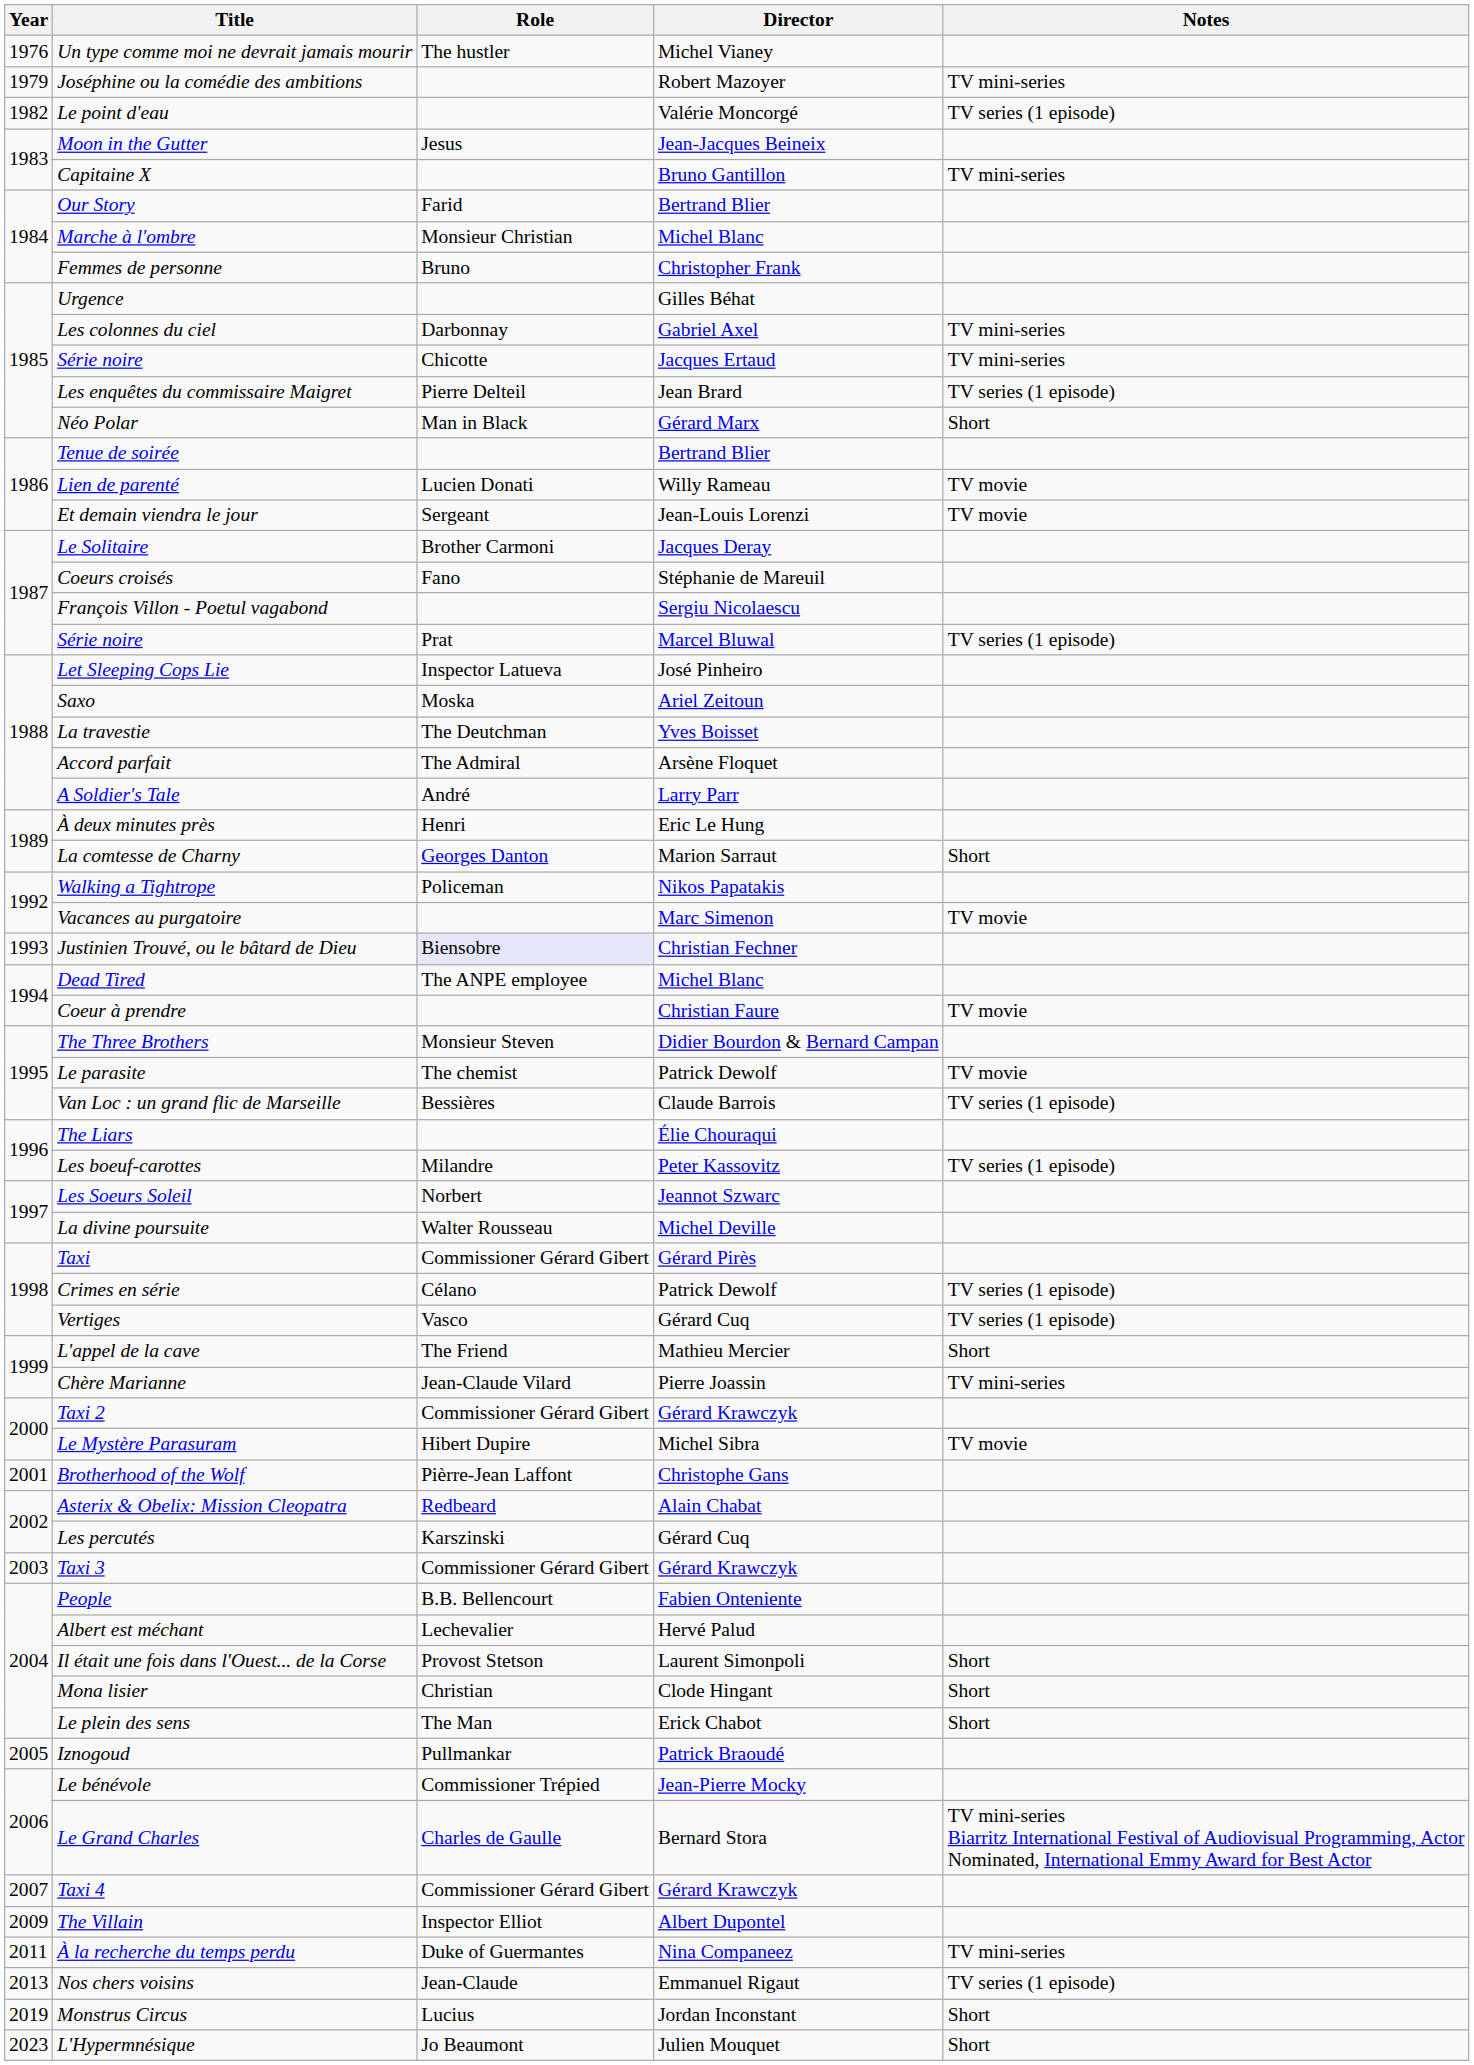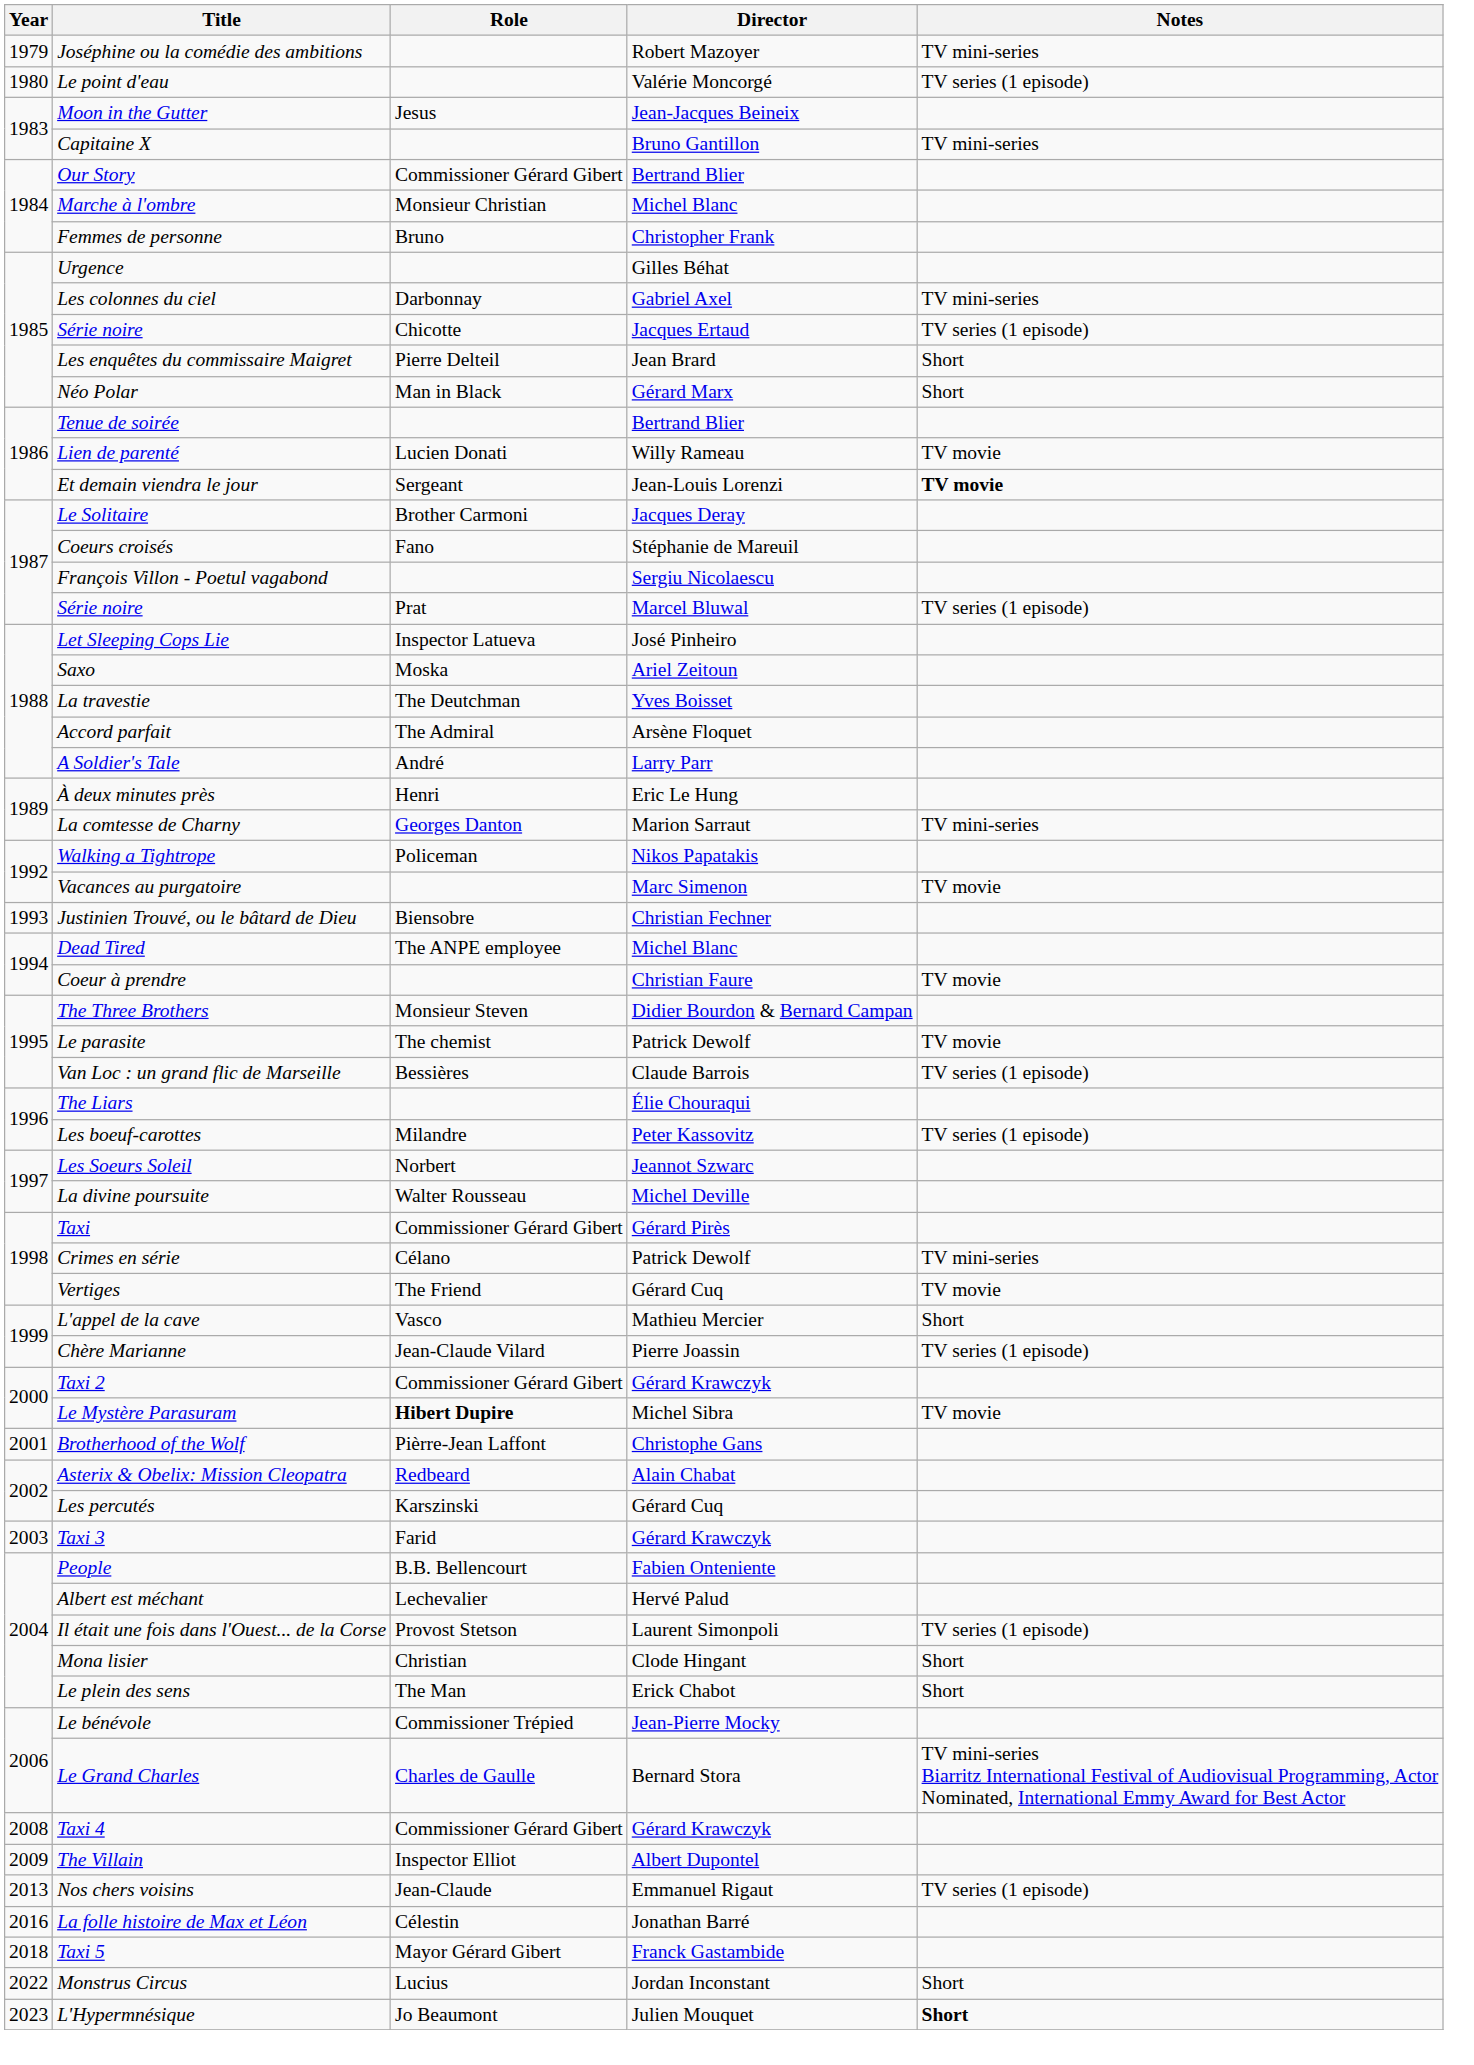- row: (235, 50)
(29, 112) 1982 -> (29, 81) 1980
(442, 205) Farid -> (509, 174) Commissioner Gérard Gibert
(1006, 360) TV mini-series -> (1005, 329) TV series (1 episode)
(1031, 391) TV series (1 episode) -> (943, 360) Short
(987, 515) normal -> (962, 484) bold
(969, 855) Short -> (980, 824) TV mini-series
(461, 948) lavender background -> (435, 917) no background
(1031, 1289) TV series (1 episode) -> (980, 1258) TV mini-series
(445, 1320) Vasco -> (438, 1289) The Friend
(1031, 1320) TV series (1 episode) -> (961, 1289) TV movie
(464, 1351) The Friend -> (418, 1320) Vasco
(1006, 1382) TV mini-series -> (1005, 1351) TV series (1 episode)
(476, 1444) normal -> (454, 1413) bold
(535, 1567) Commissioner Gérard Gibert -> (416, 1536) Farid
(969, 1660) Short -> (1005, 1629) TV series (1 episode)
- row: (93, 1753)
(29, 1890) 2007 -> (29, 1828) 2008
- row: (176, 1952)
+ row: (182, 1921)
+ row: (81, 1952)
(29, 2014) 2019 -> (29, 1983) 2022
(969, 2045) normal -> (945, 2014) bold
